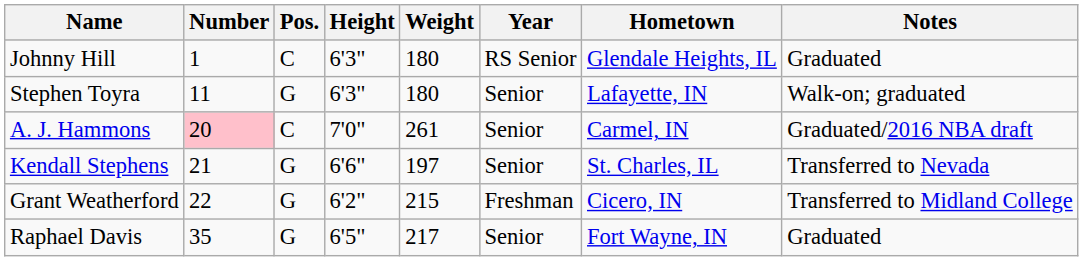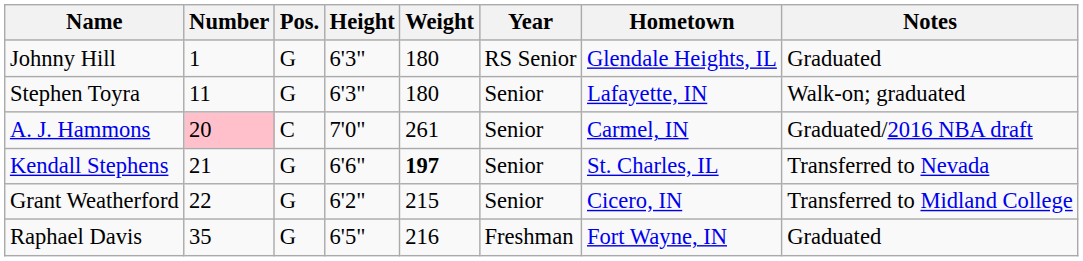(287, 58) C -> (288, 58) G
(422, 165) normal -> (422, 165) bold
(529, 201) Freshman -> (514, 201) Senior
(422, 237) 217 -> (422, 237) 216
(514, 237) Senior -> (529, 237) Freshman
